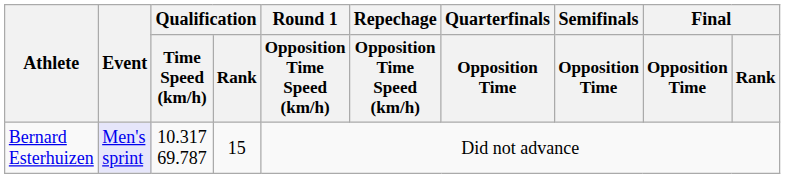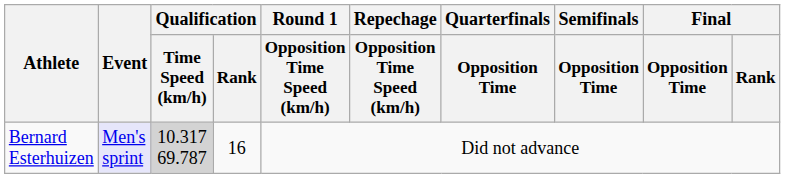(182, 148) no background -> (182, 148) lightgrey background
(237, 148) 15 -> (237, 148) 16
